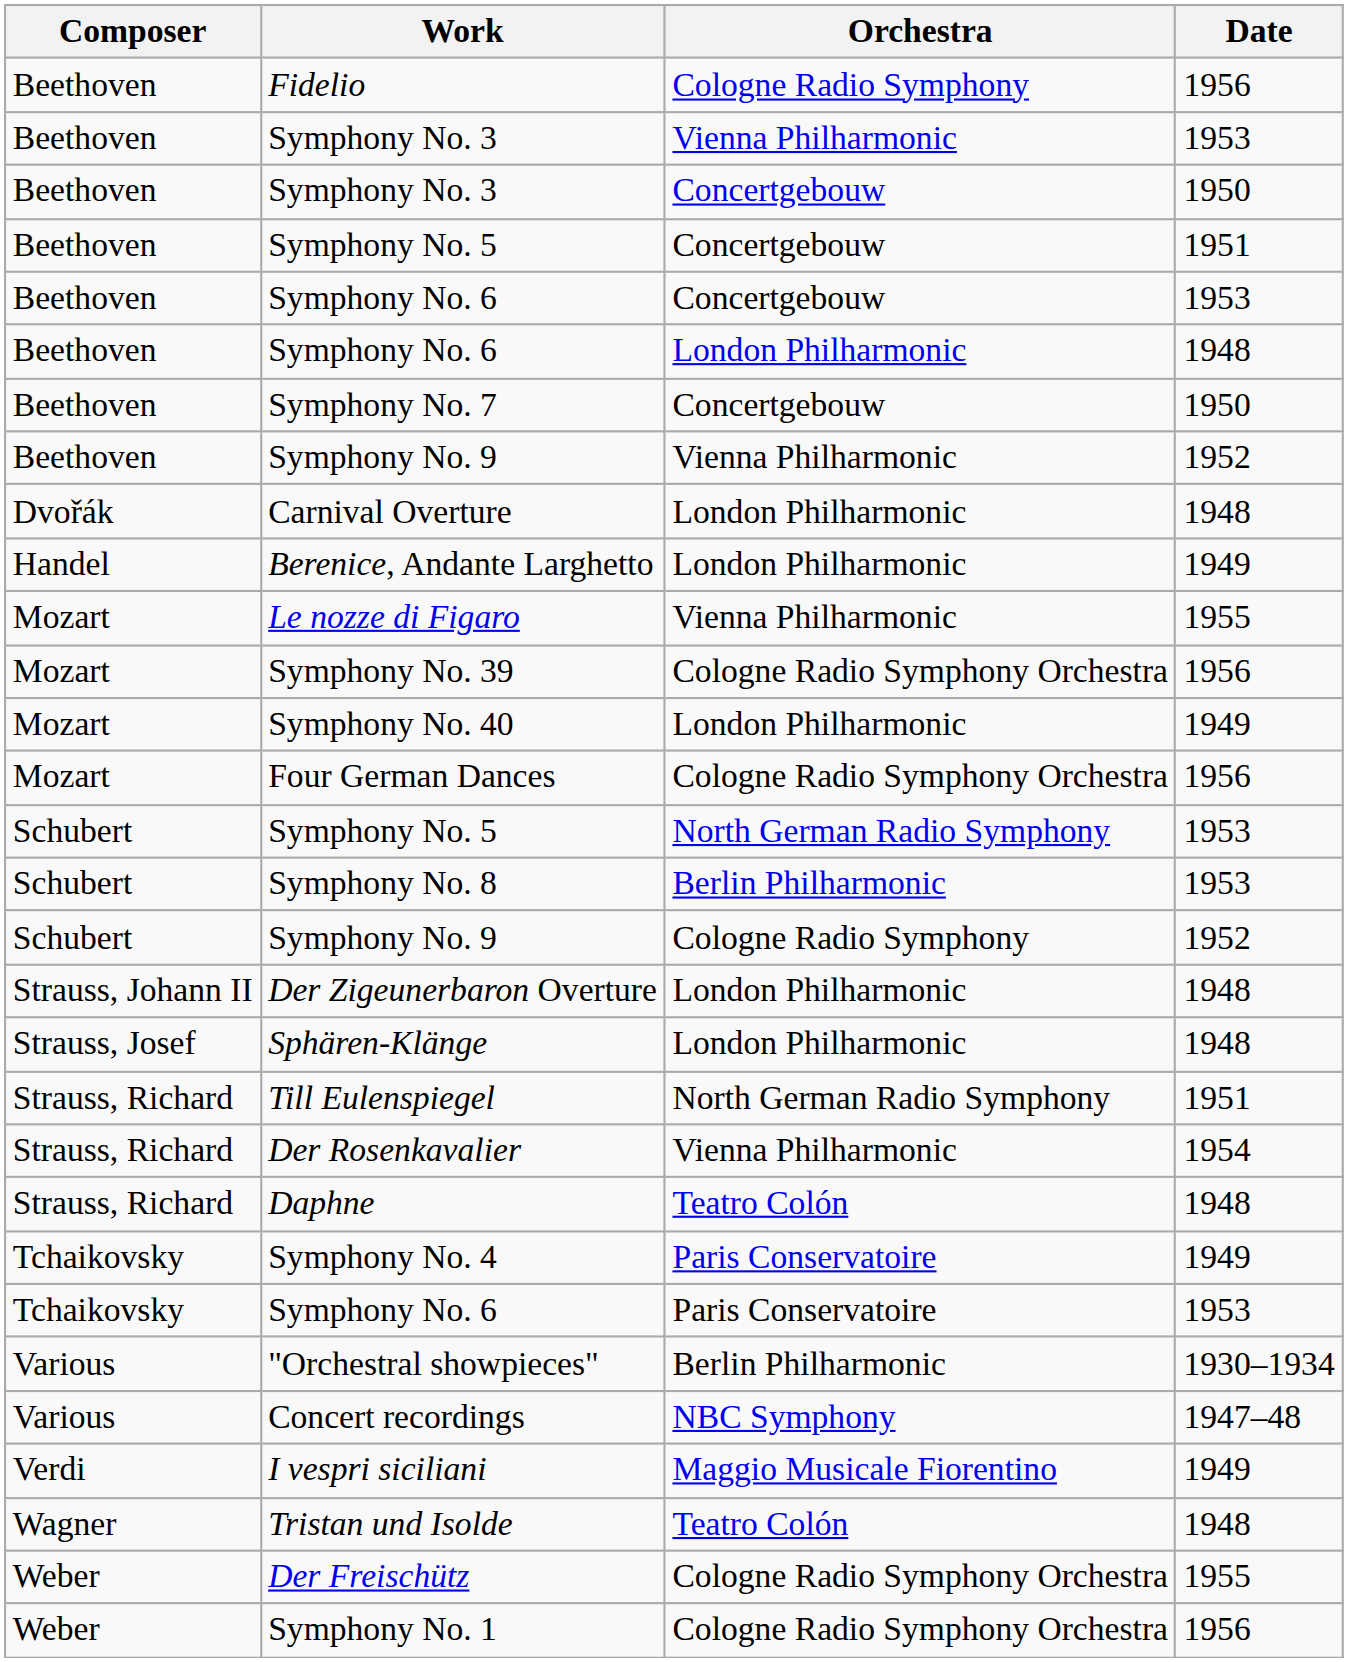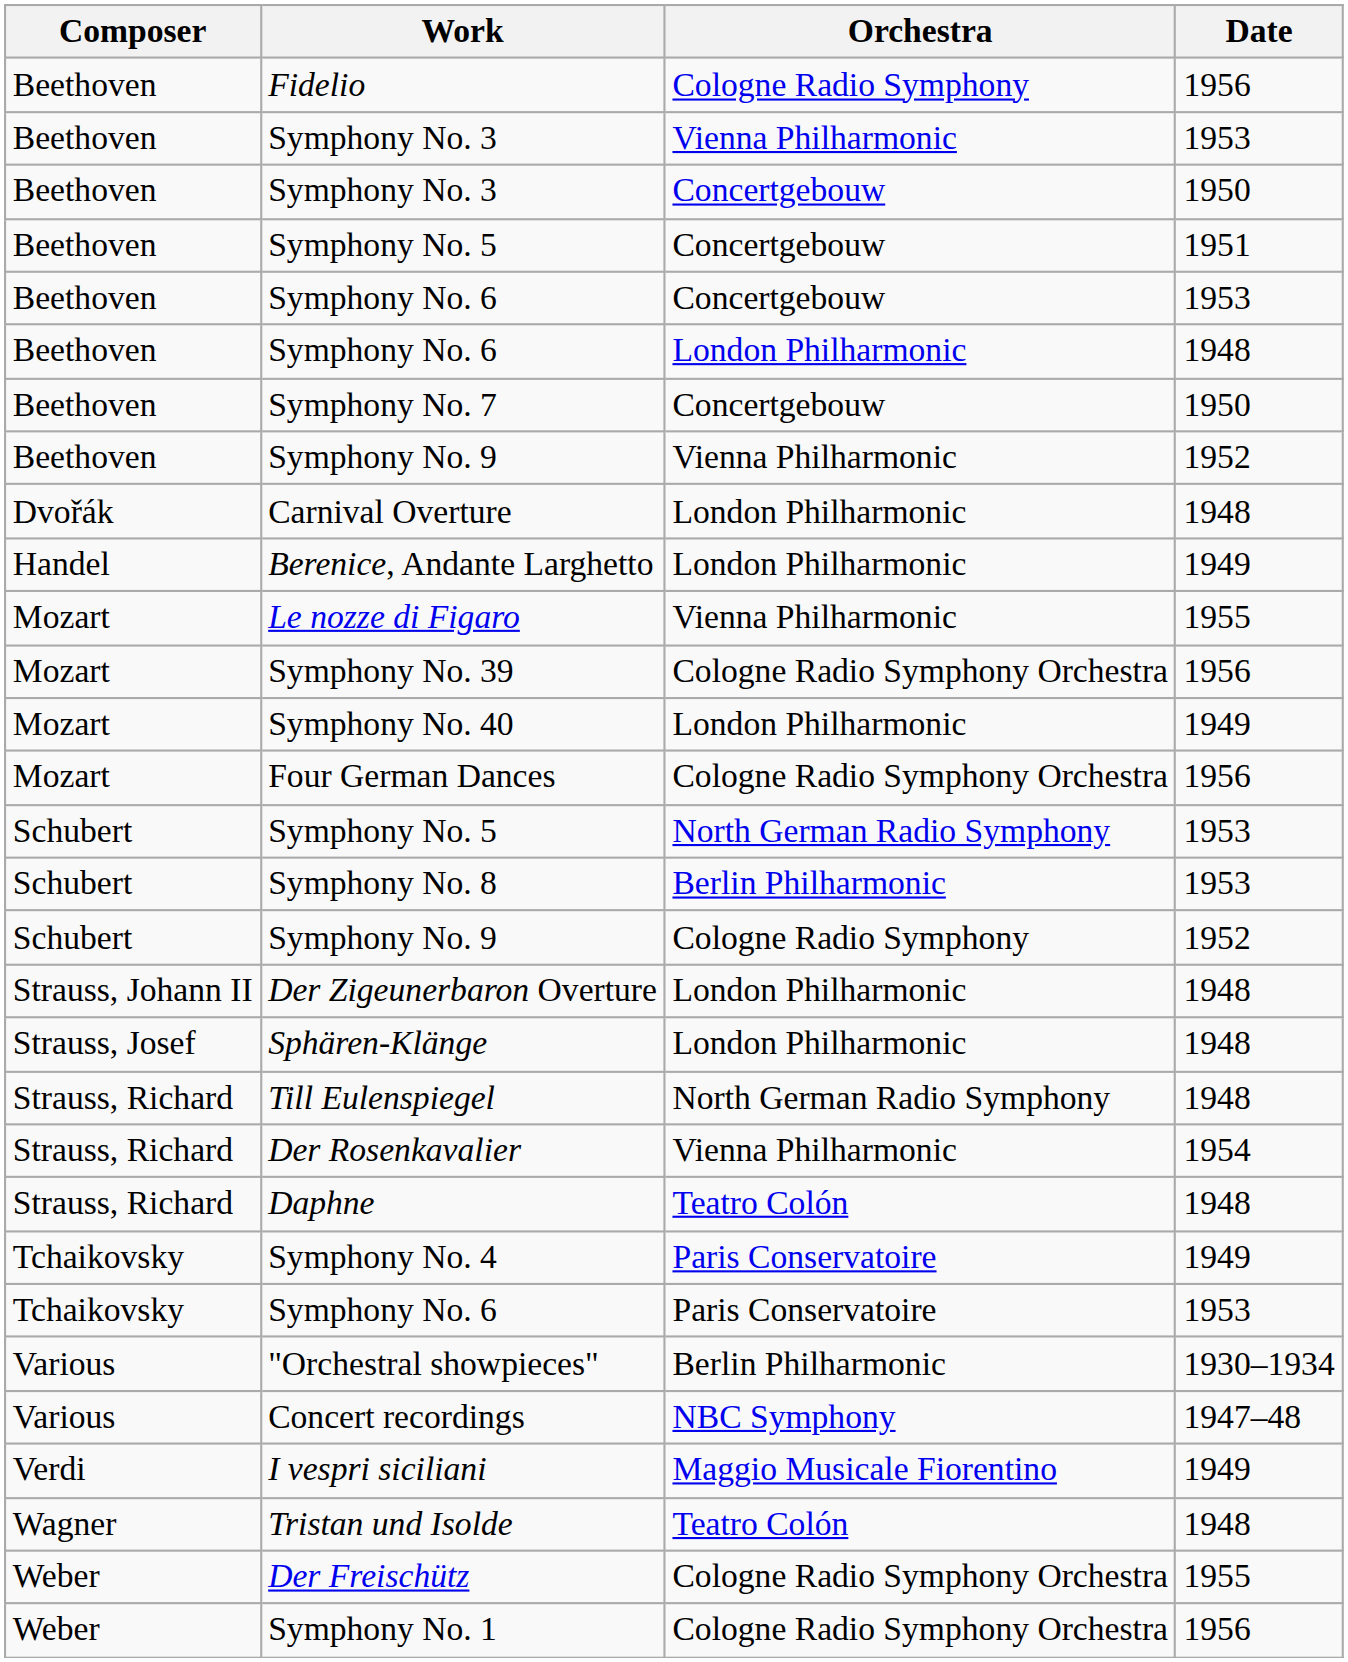(1217, 1096) 1951 -> (1217, 1096) 1948
